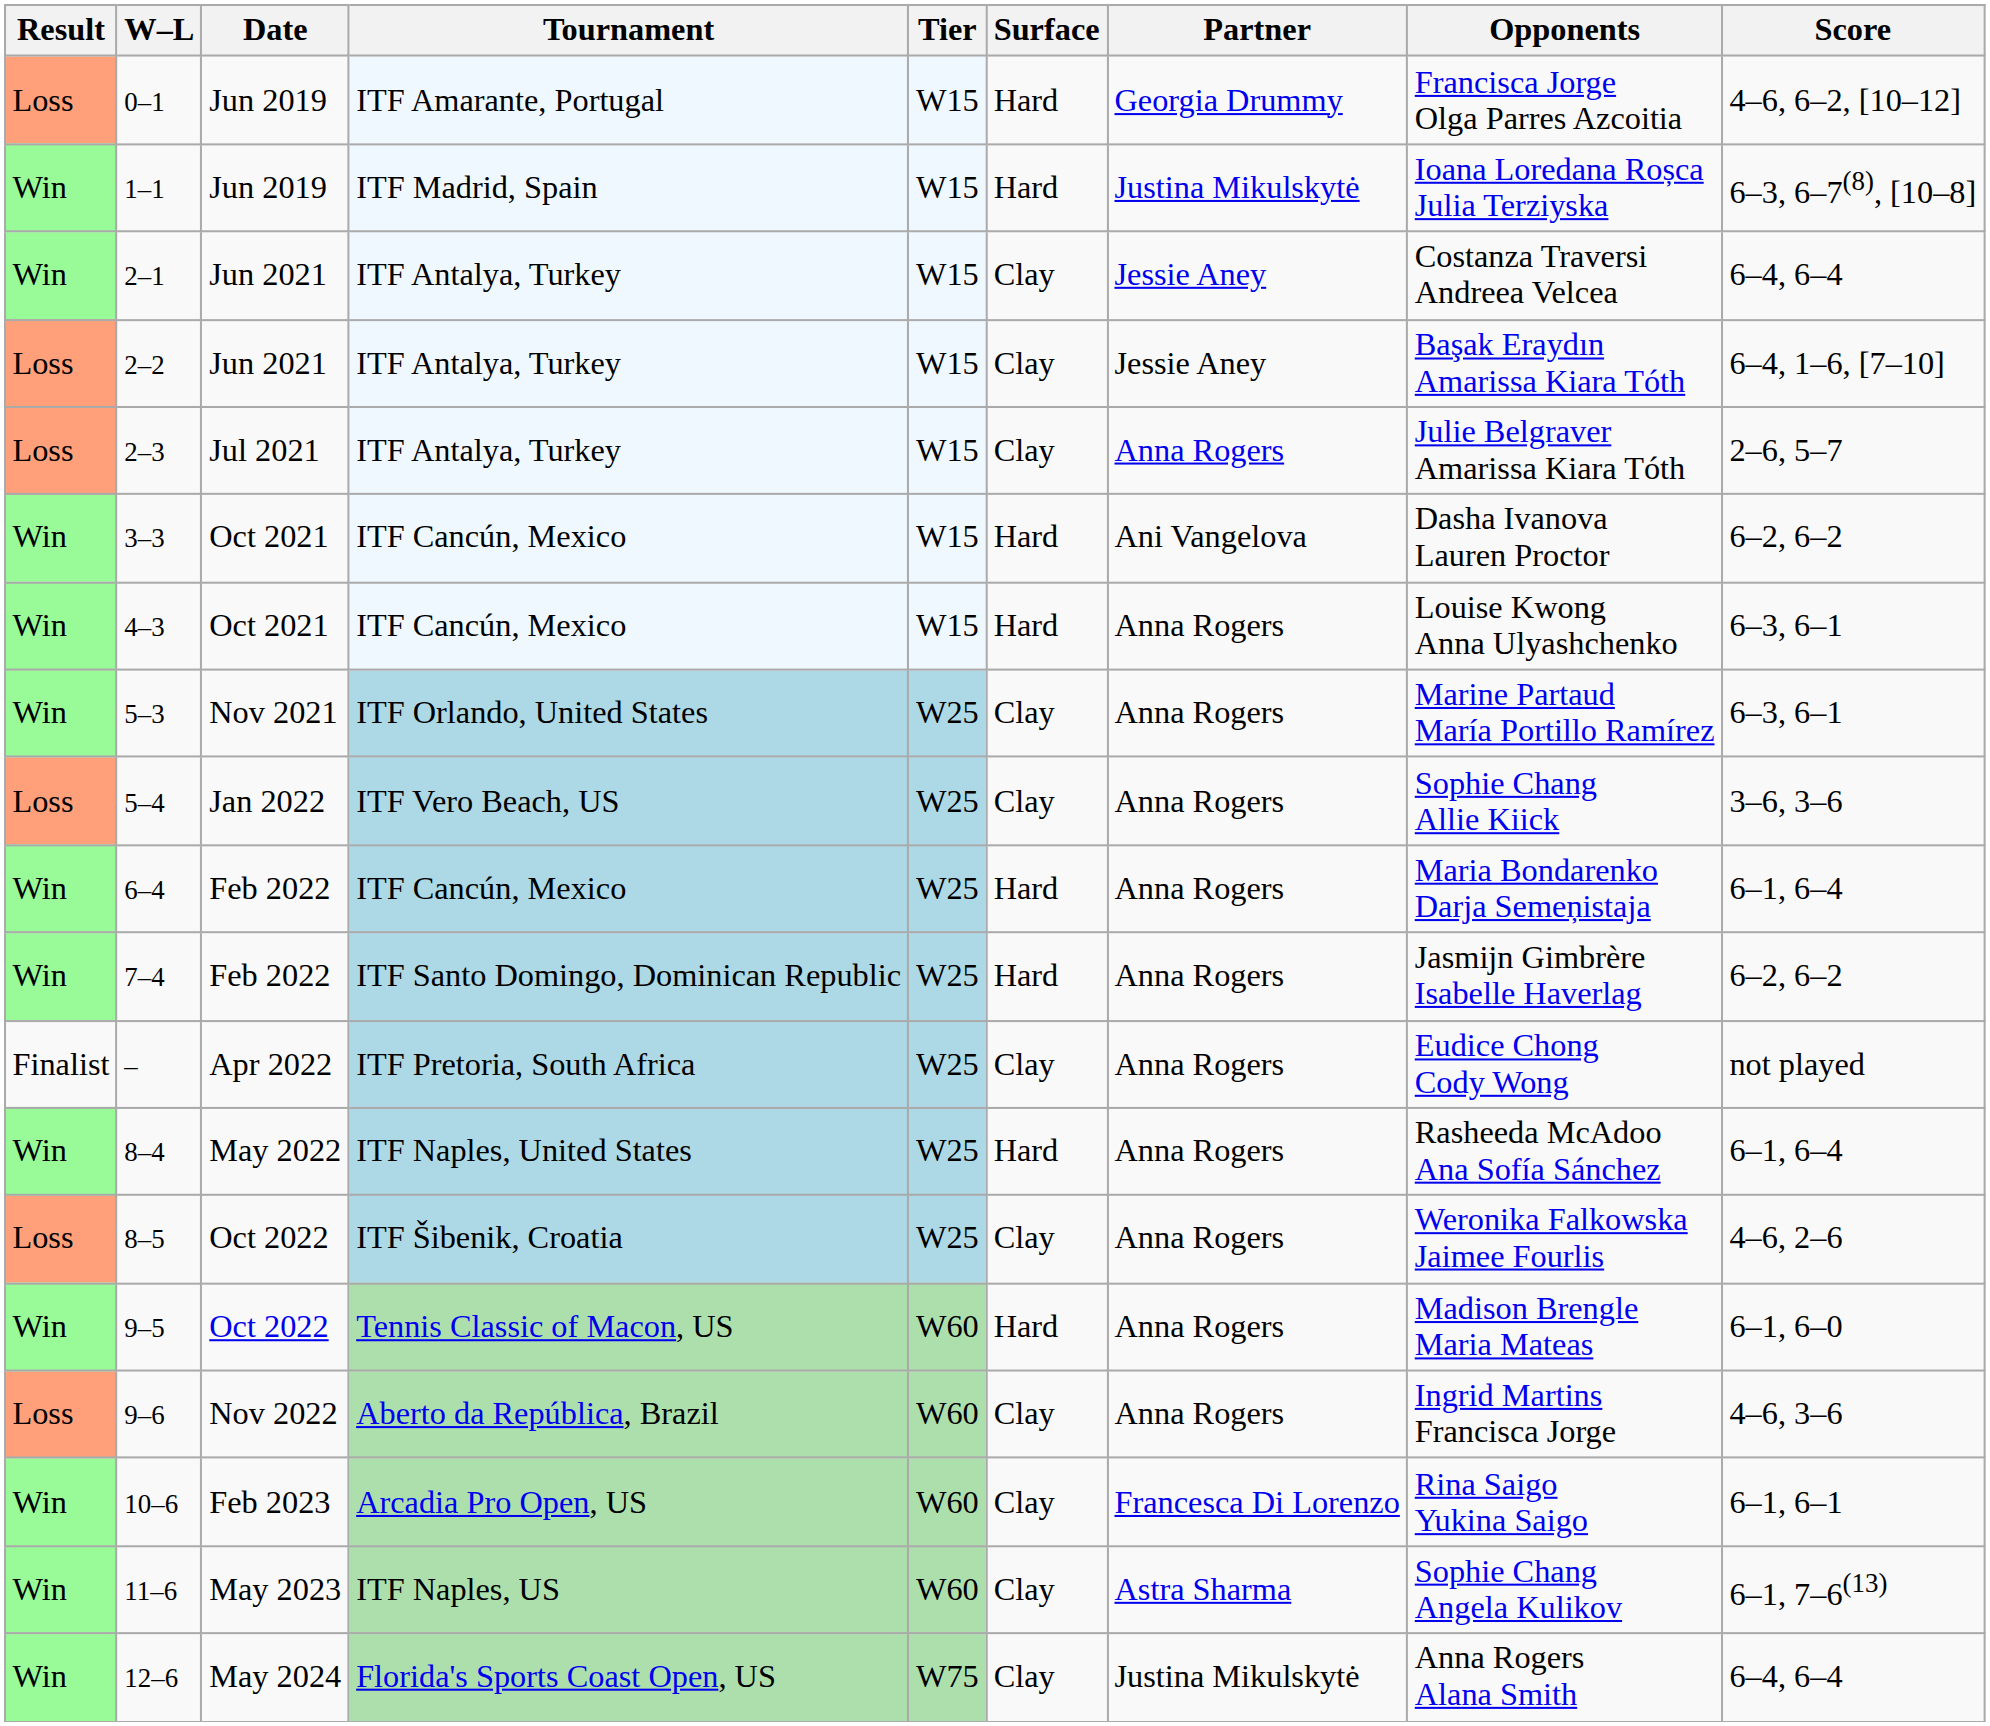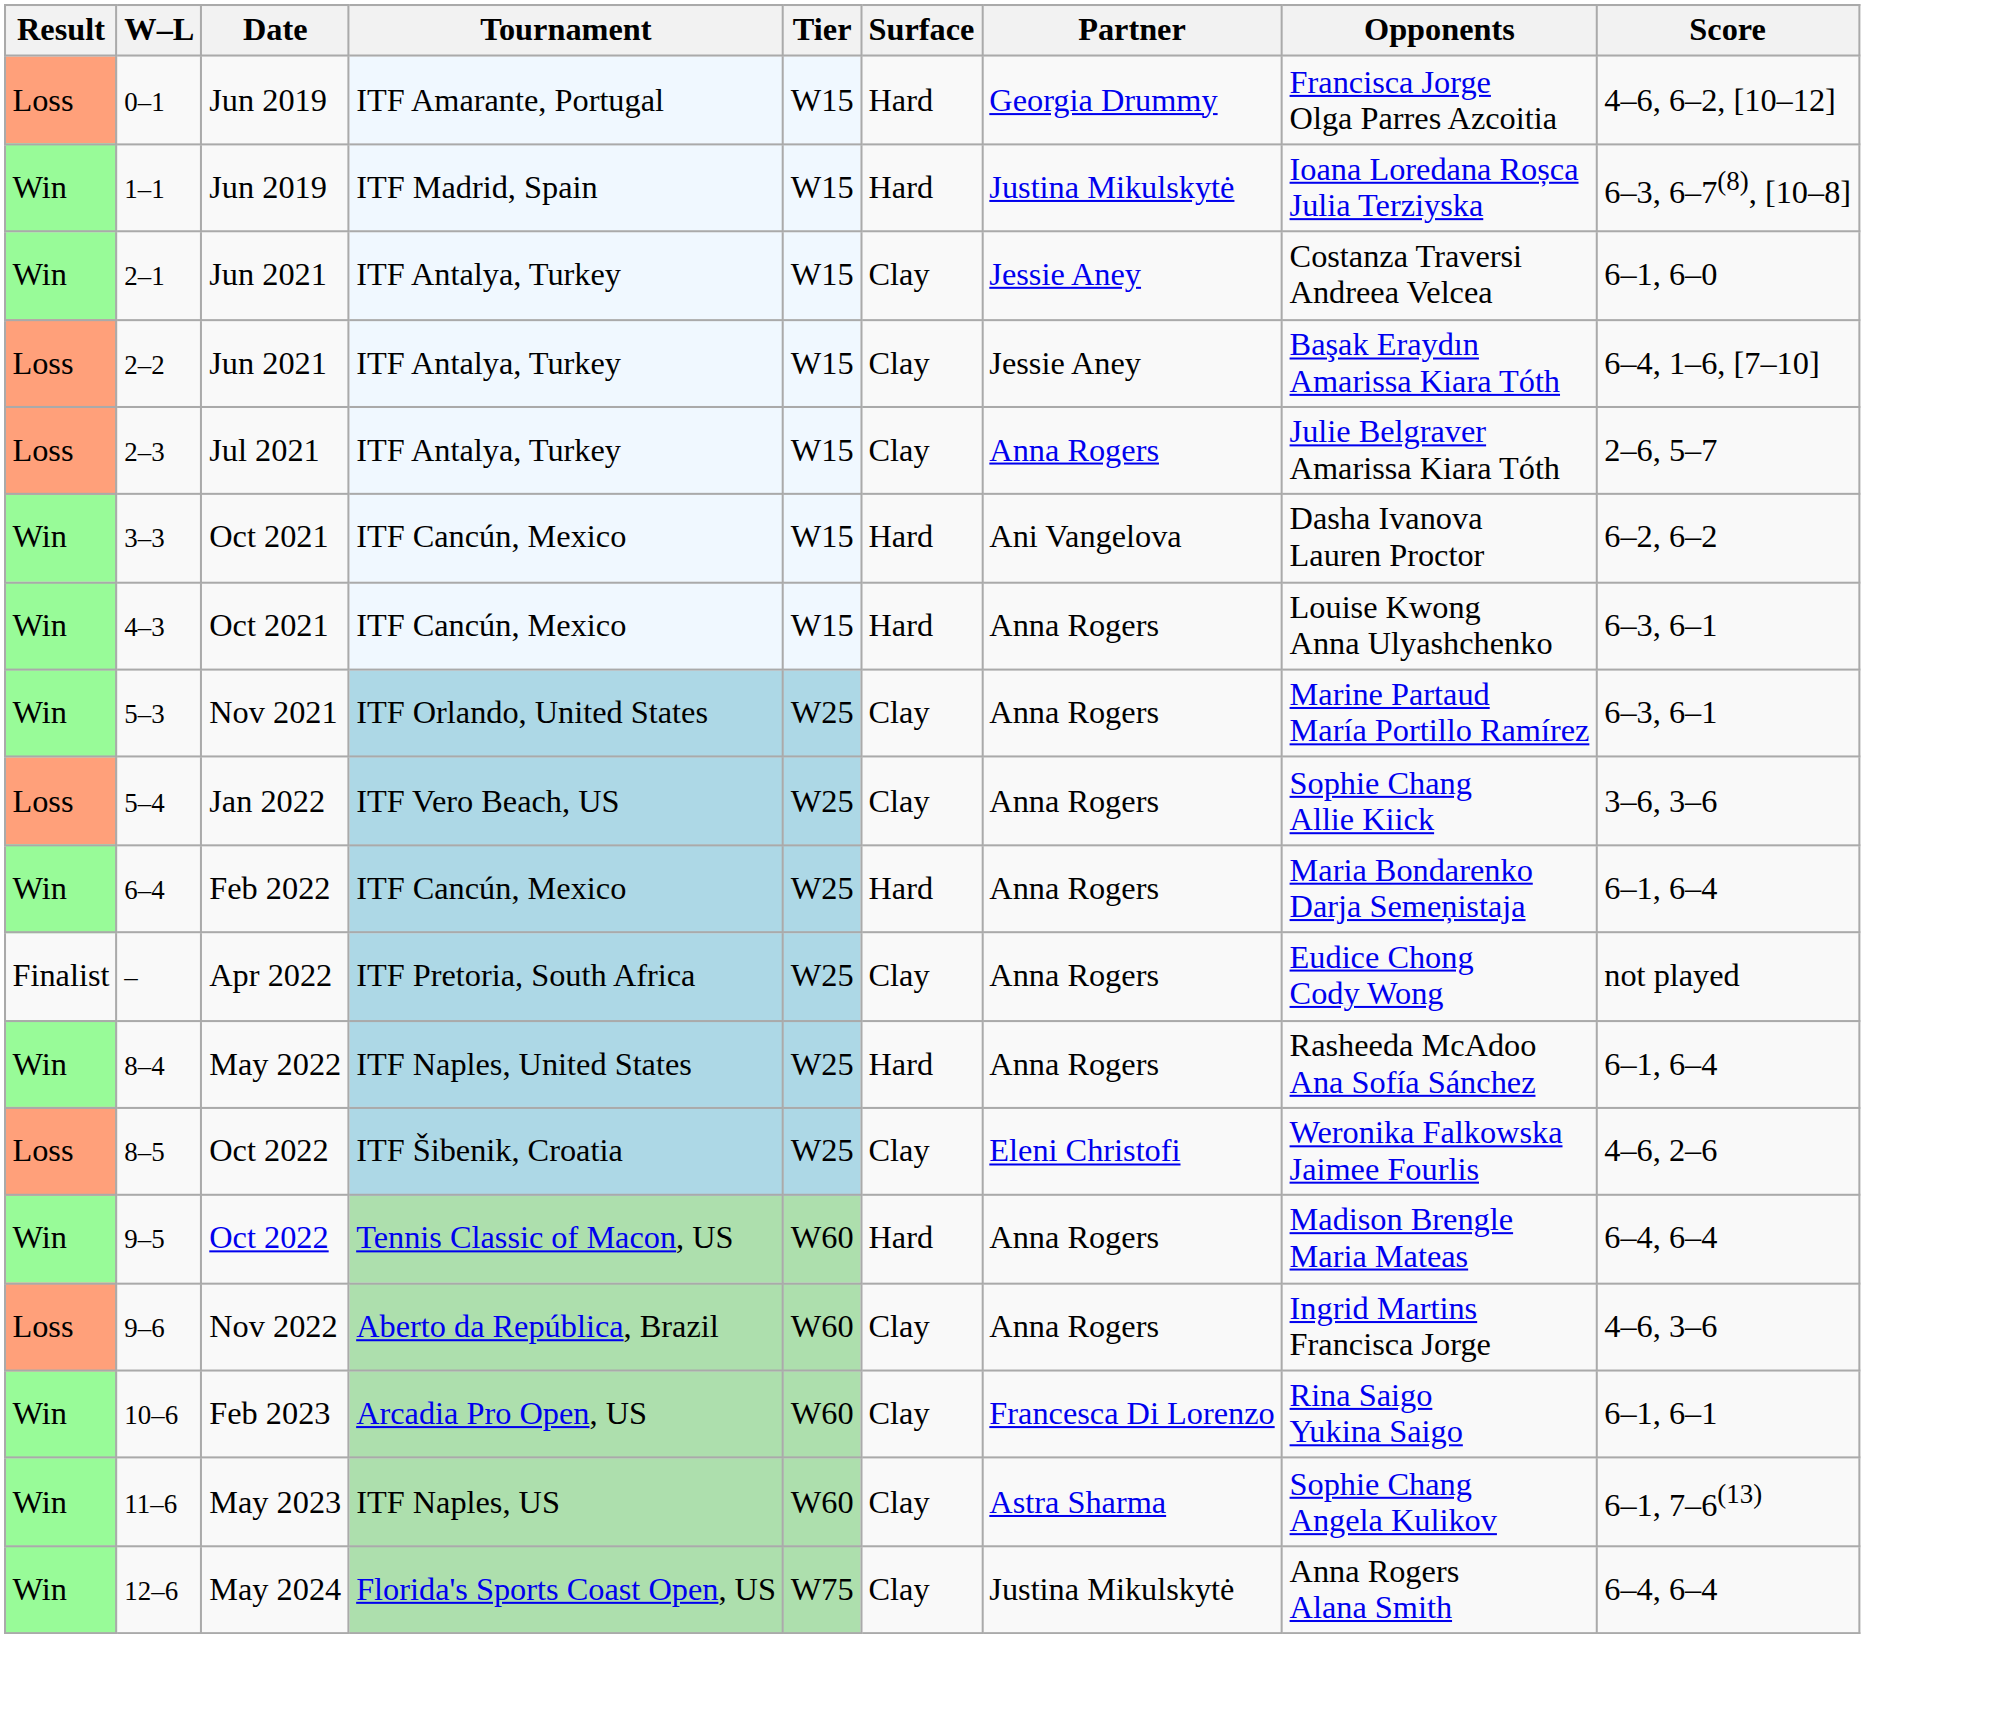(1786, 274) 6–4, 6–4 -> (1661, 274) 6–1, 6–0
- row: (145, 977)
(1199, 1238) Anna Rogers -> (1085, 1150) Eleni Christofi
(1786, 1326) 6–1, 6–0 -> (1661, 1238) 6–4, 6–4
